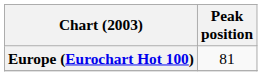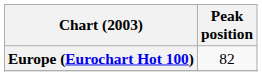(227, 58) 81 -> (227, 58) 82
